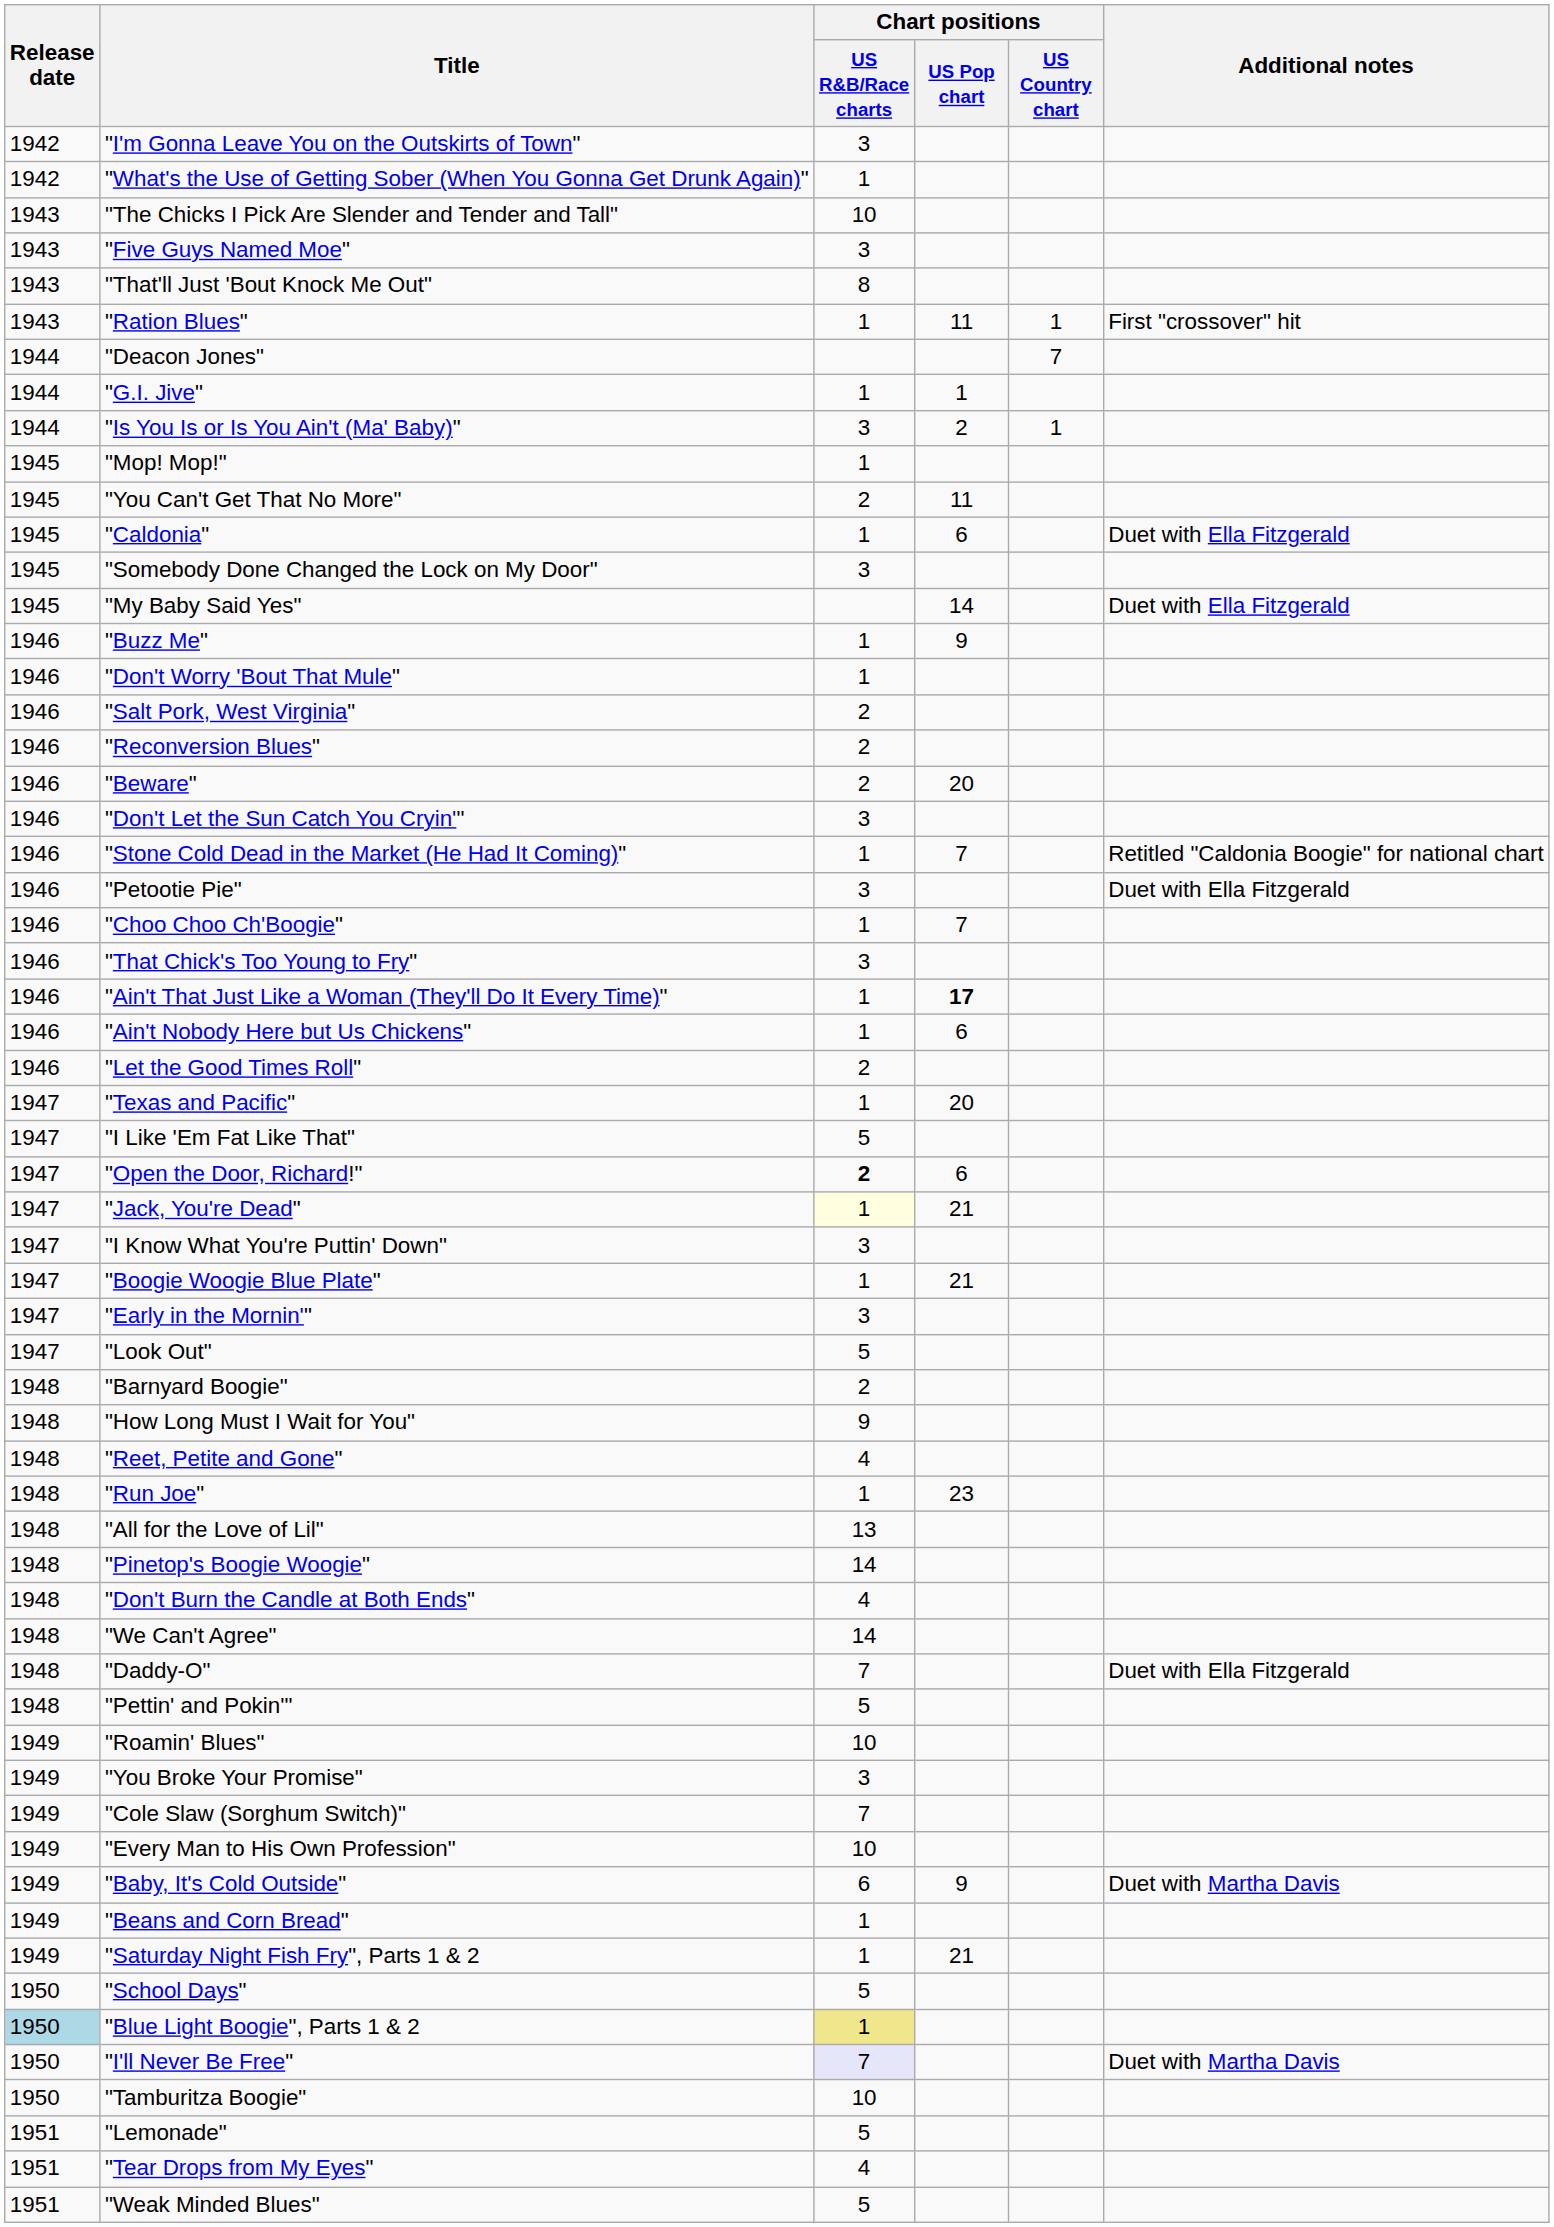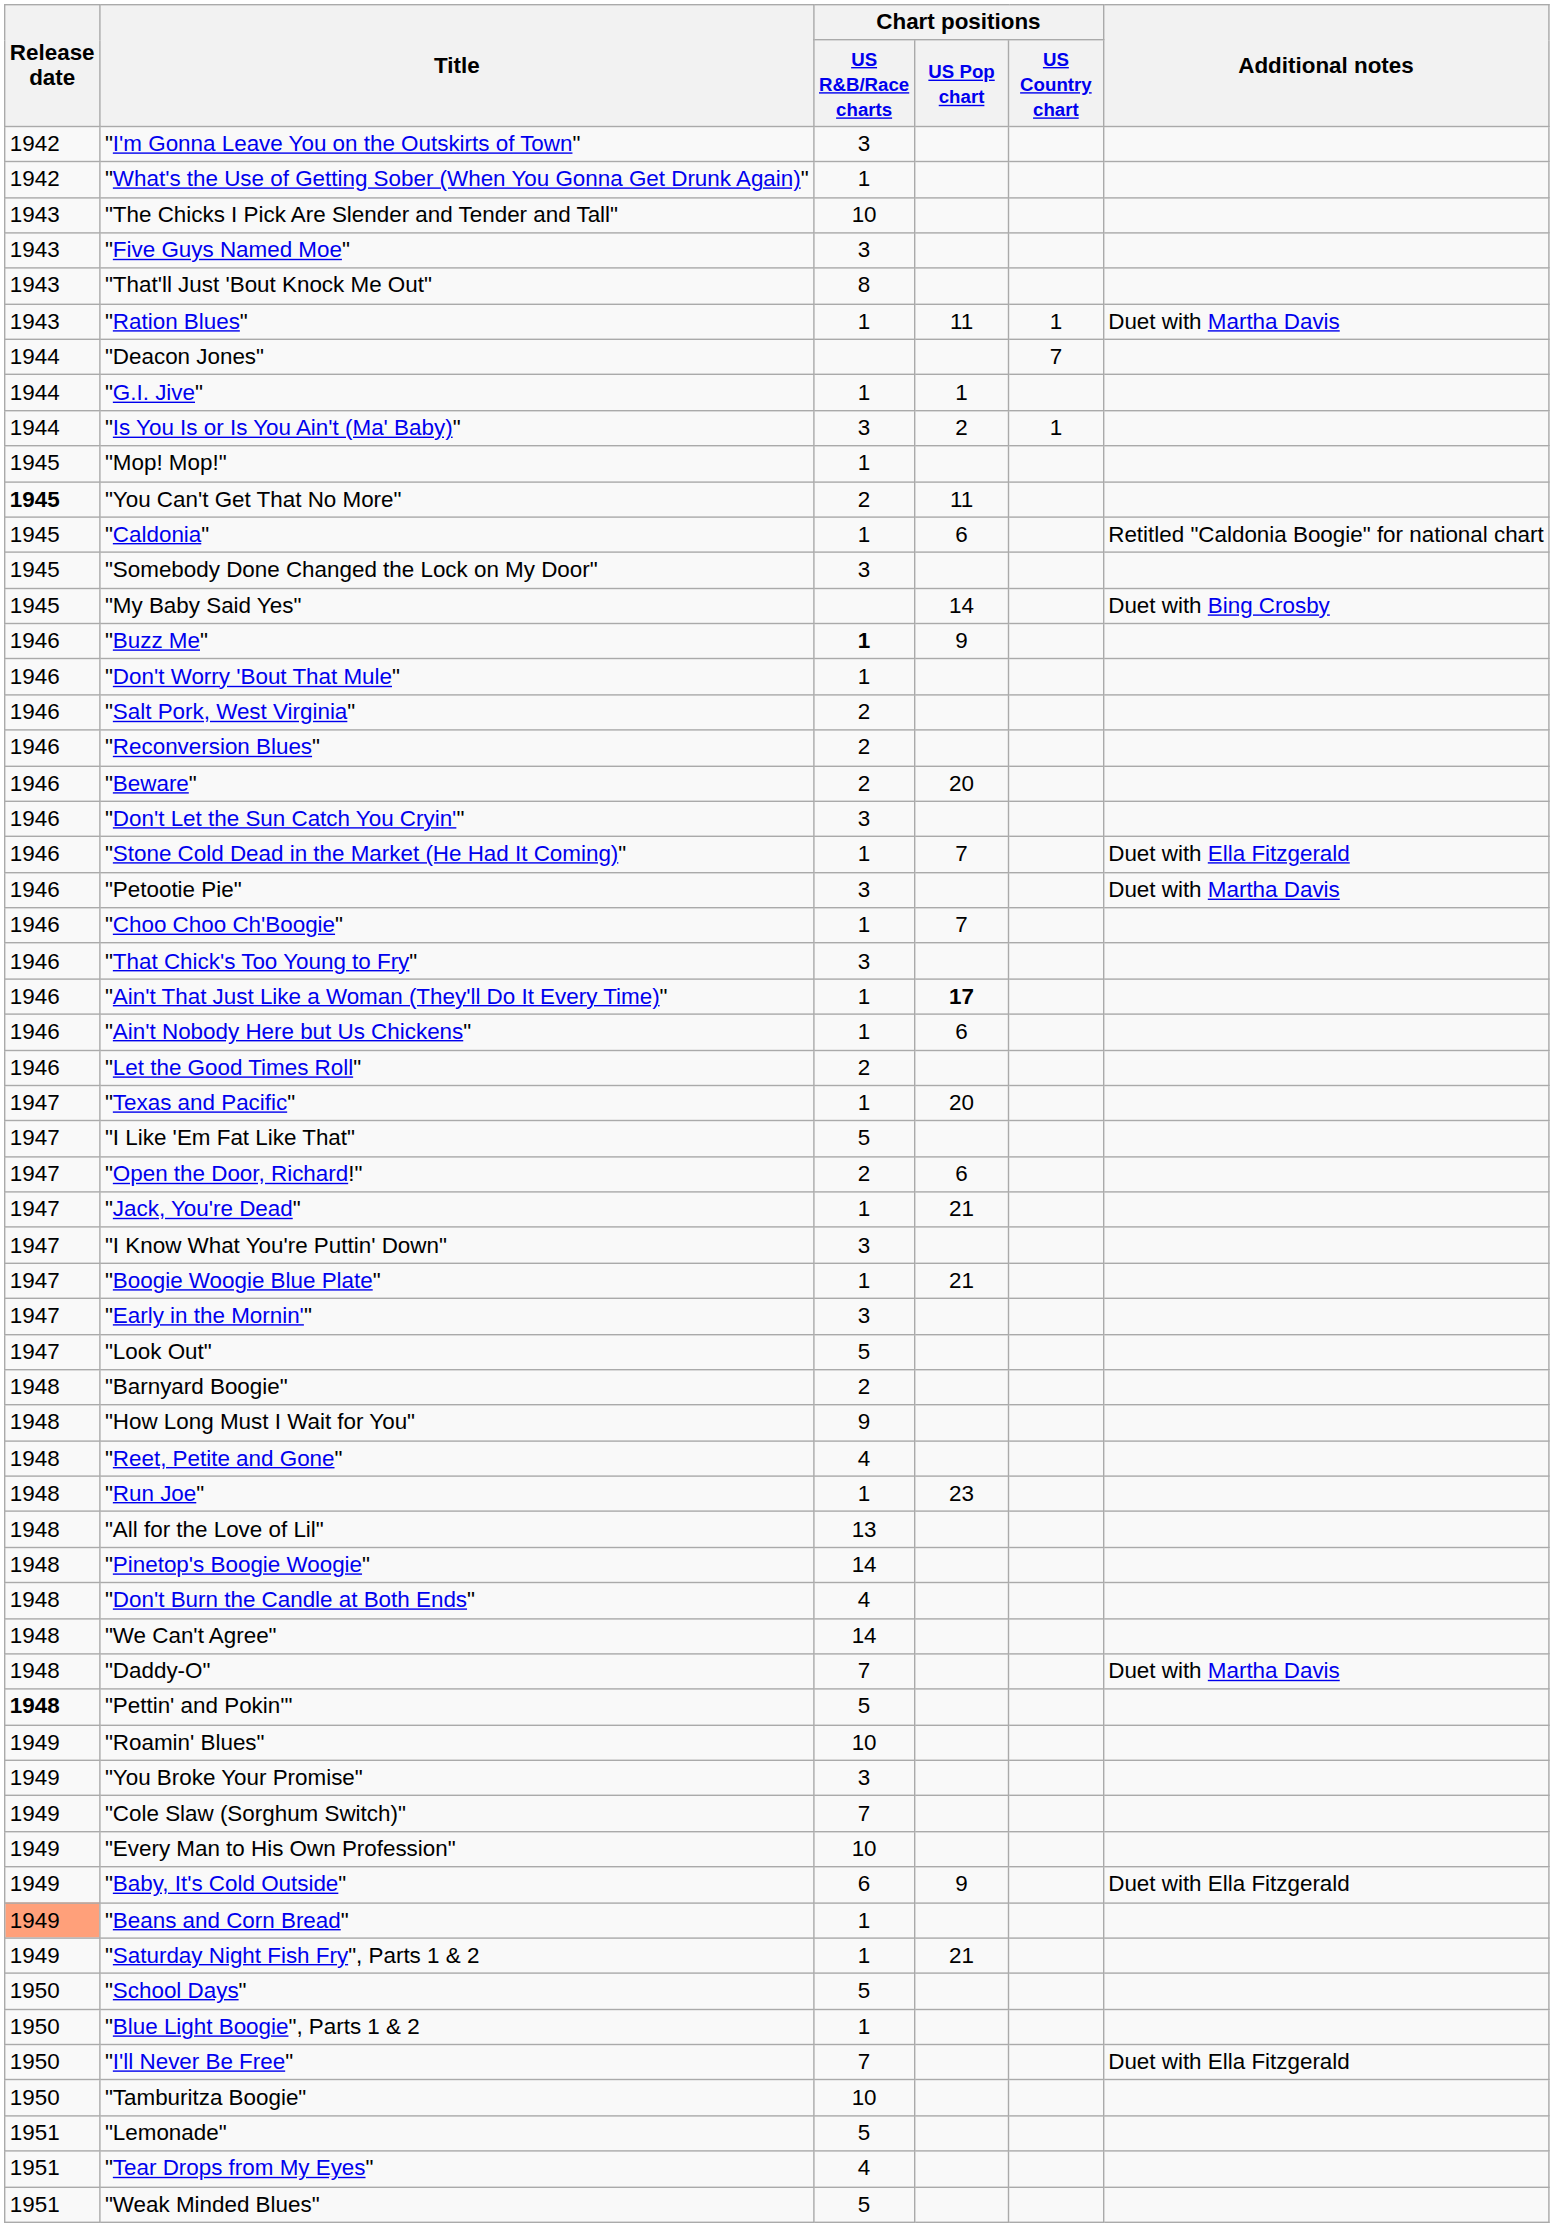(1205, 321) First "crossover" hit -> (1224, 321) Duet with Martha Davis
(35, 498) normal -> (35, 498) bold
(1229, 534) Duet with Ella Fitzgerald -> (1326, 534) Retitled "Caldonia Boogie" for national chart
(1229, 605) Duet with Ella Fitzgerald -> (1219, 605) Duet with Bing Crosby
(864, 641) normal -> (864, 641) bold
(1326, 854) Retitled "Caldonia Boogie" for national chart -> (1229, 854) Duet with Ella Fitzgerald
(1229, 889) Duet with Ella Fitzgerald -> (1224, 889) Duet with Martha Davis
(864, 1173) bold -> (864, 1173) normal
(864, 1209) lightyellow background -> (864, 1209) no background
(1229, 1671) Duet with Ella Fitzgerald -> (1224, 1671) Duet with Martha Davis
(35, 1706) normal -> (35, 1706) bold
(1224, 1884) Duet with Martha Davis -> (1229, 1884) Duet with Ella Fitzgerald
(35, 1919) no background -> (35, 1919) lightsalmon background
(35, 2026) lightblue background -> (35, 2026) no background
(864, 2026) khaki background -> (864, 2026) no background
(864, 2062) lavender background -> (864, 2062) no background
(1224, 2062) Duet with Martha Davis -> (1229, 2062) Duet with Ella Fitzgerald
